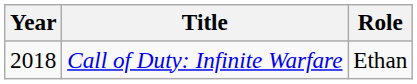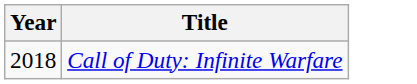- column: (380, 22)
